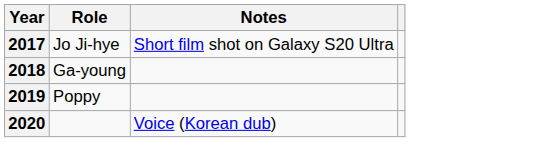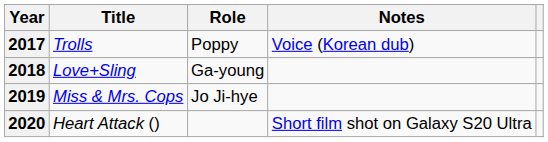+ column: (118, 17)
(86, 44) Jo Ji-hye -> (215, 44) Poppy
(264, 44) Short film shot on Galaxy S20 Ultra -> (343, 44) Voice (Korean dub)
(77, 96) Poppy -> (224, 96) Jo Ji-hye
(205, 123) Voice (Korean dub) -> (402, 123) Short film shot on Galaxy S20 Ultra
